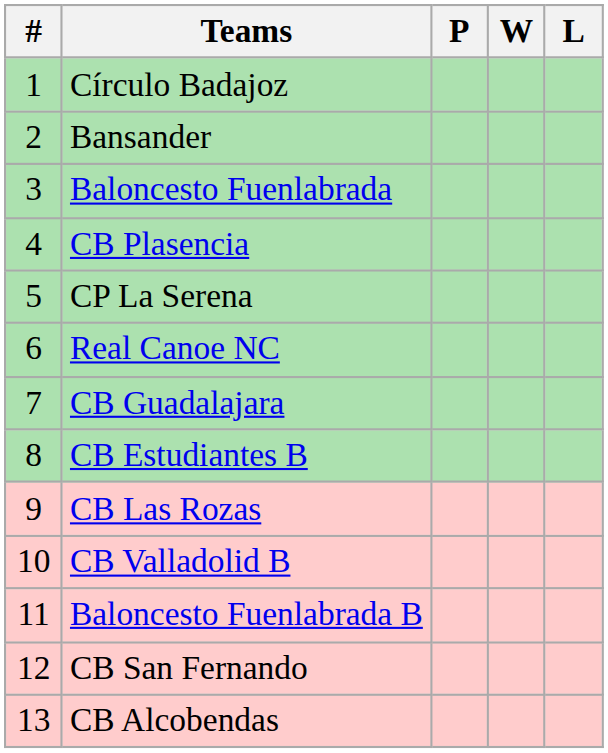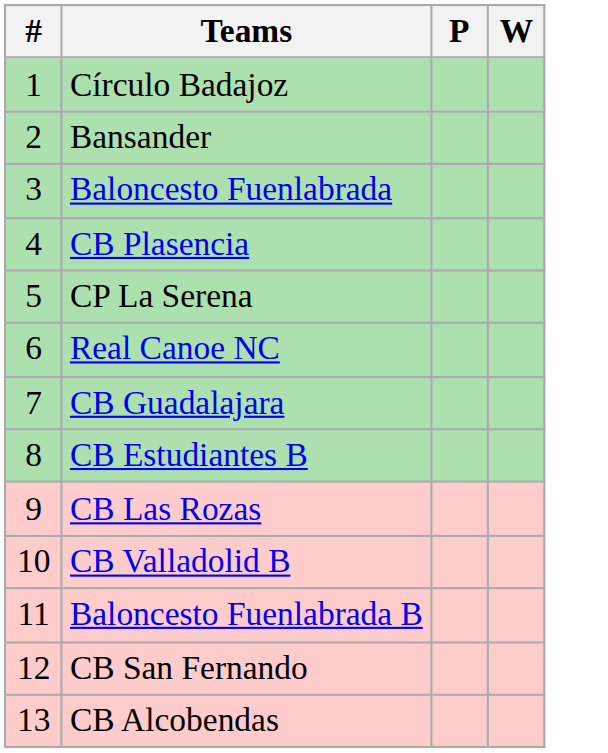- column: (574, 31)
